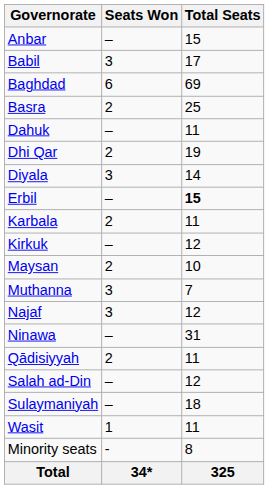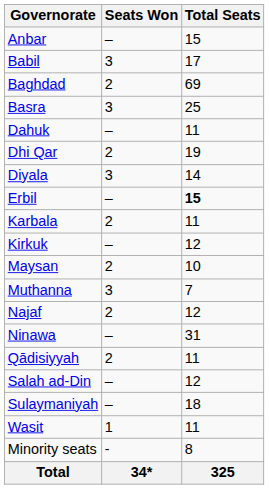(109, 84) 6 -> (109, 84) 2
(109, 107) 2 -> (109, 107) 3
(109, 312) 3 -> (109, 312) 2
